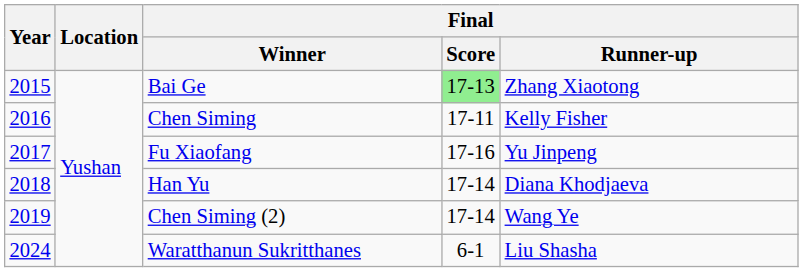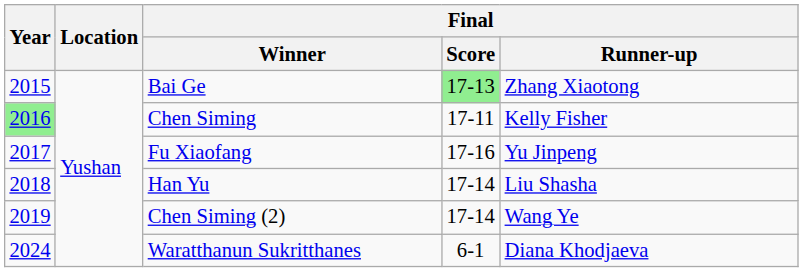(30, 119) no background -> (30, 119) lightgreen background
(577, 184) Diana Khodjaeva -> (551, 184) Liu Shasha
(551, 250) Liu Shasha -> (577, 250) Diana Khodjaeva
